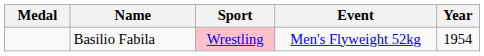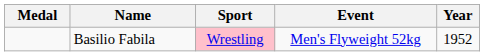(458, 39) 1954 -> (458, 39) 1952
